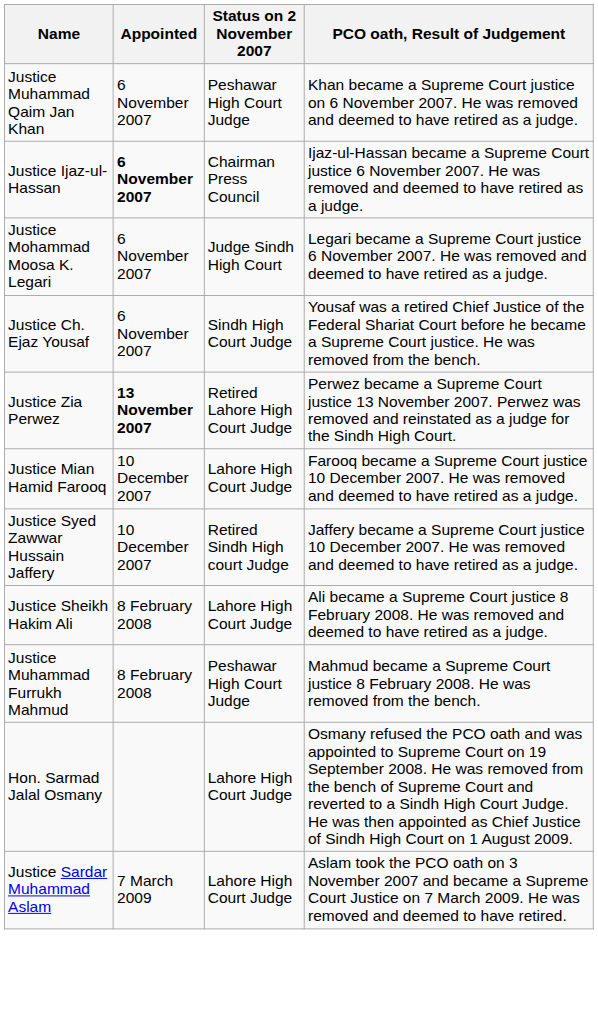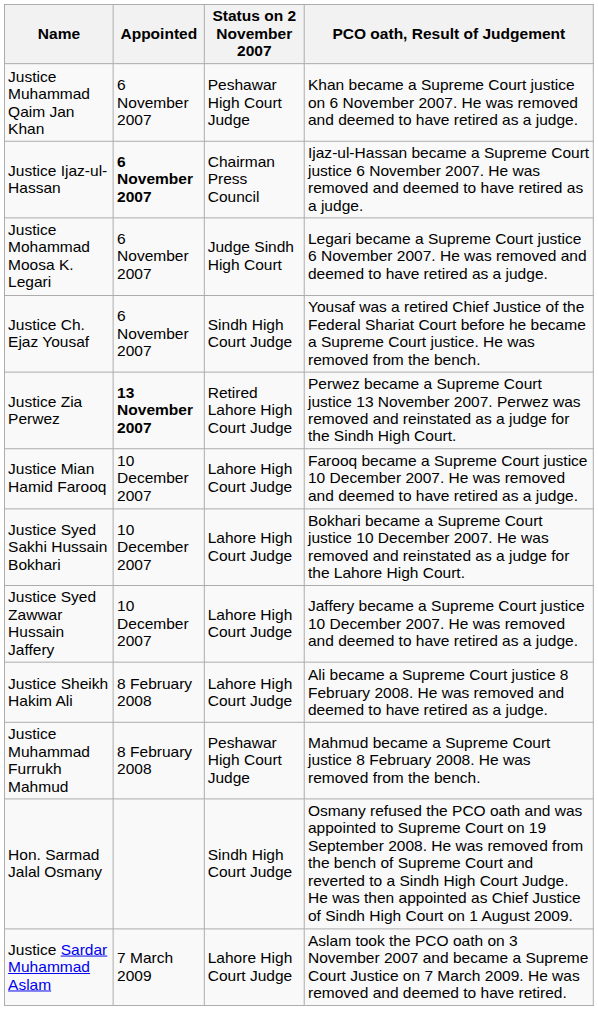+ row: (58, 547)
(248, 547) Retired Sindh High court Judge -> (250, 624) Lahore High Court Judge
(250, 786) Lahore High Court Judge -> (250, 863) Sindh High Court Judge
